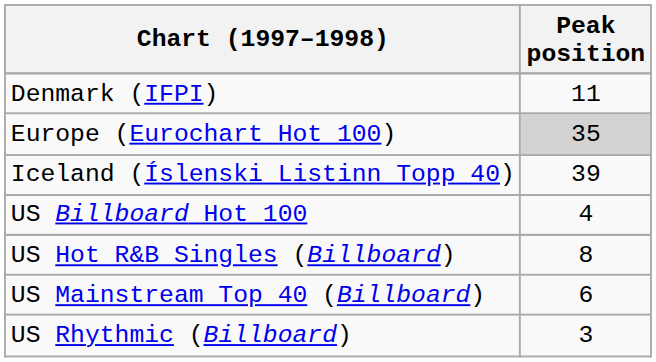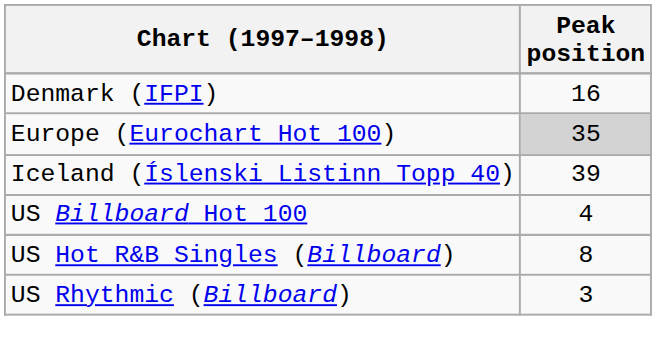(586, 94) 11 -> (586, 94) 16
- row: (248, 295)
